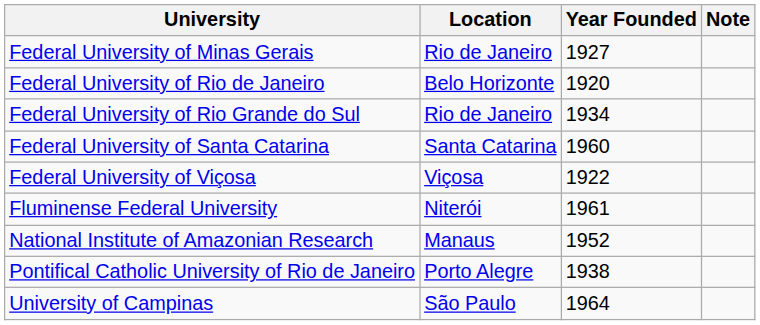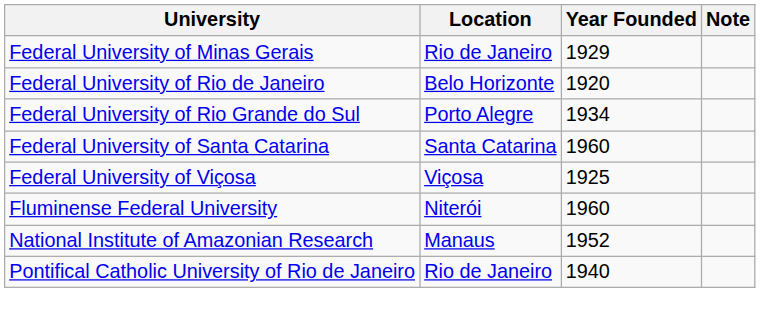(588, 51) 1927 -> (588, 51) 1929
(488, 114) Rio de Janeiro -> (479, 114) Porto Alegre
(588, 177) 1922 -> (588, 177) 1925
(588, 209) 1961 -> (588, 209) 1960
(479, 271) Porto Alegre -> (488, 271) Rio de Janeiro
(588, 271) 1938 -> (588, 271) 1940
- row: (111, 303)
